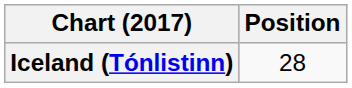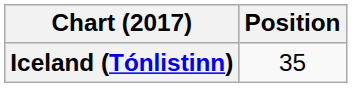(292, 62) 28 -> (292, 62) 35
